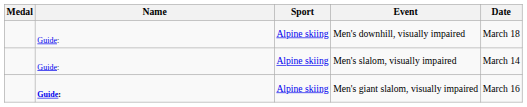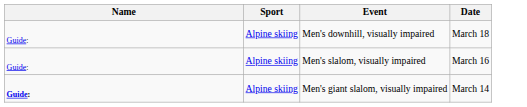- column: (20, 12)
(501, 61) March 14 -> (471, 61) March 16
(501, 89) March 16 -> (471, 89) March 14
